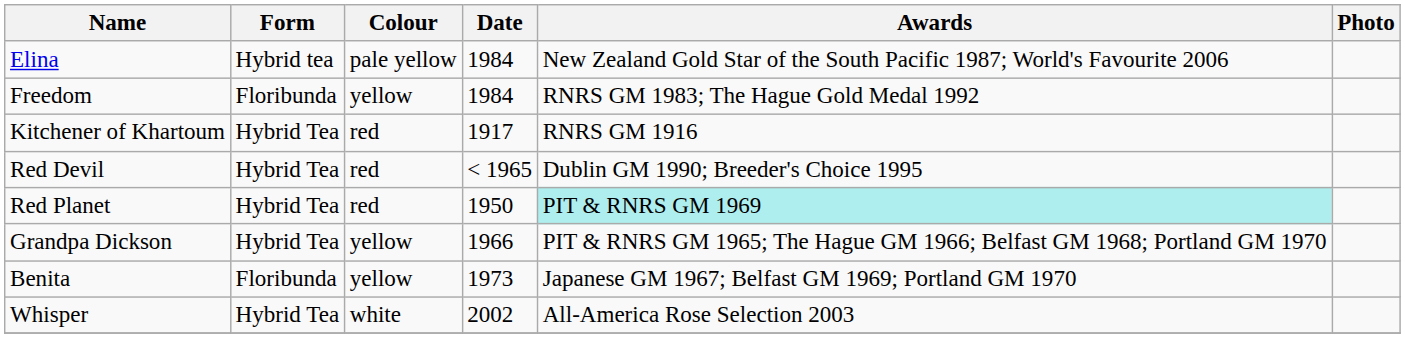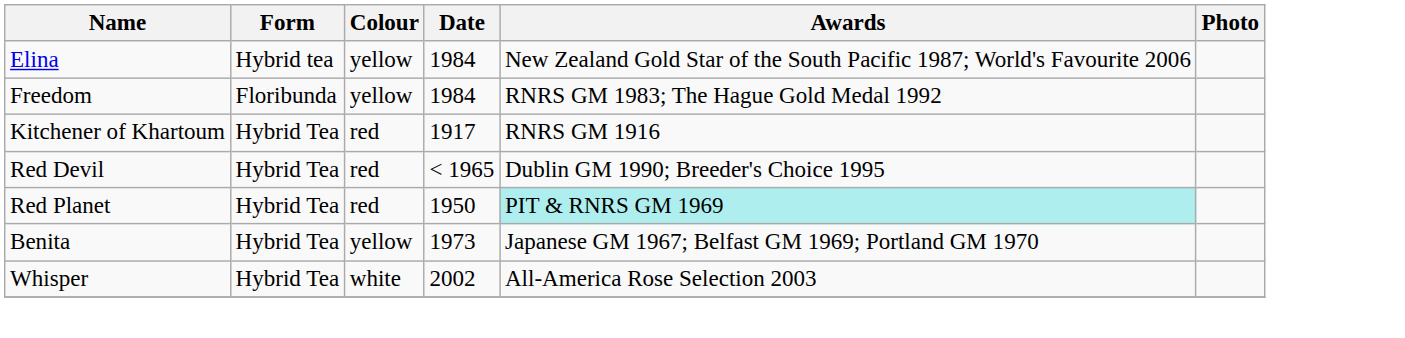(403, 59) pale yellow -> (381, 59) yellow
- row: (91, 242)
(286, 278) Floribunda -> (287, 242) Hybrid Tea
